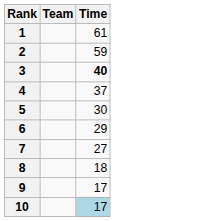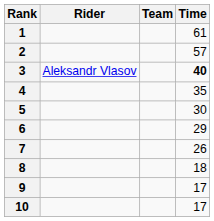+ column: (90, 14)
(100, 52) 59 -> (200, 52) 57
(100, 91) 37 -> (200, 91) 35
(100, 149) 27 -> (200, 149) 26
(100, 206) lightblue background -> (200, 206) no background
